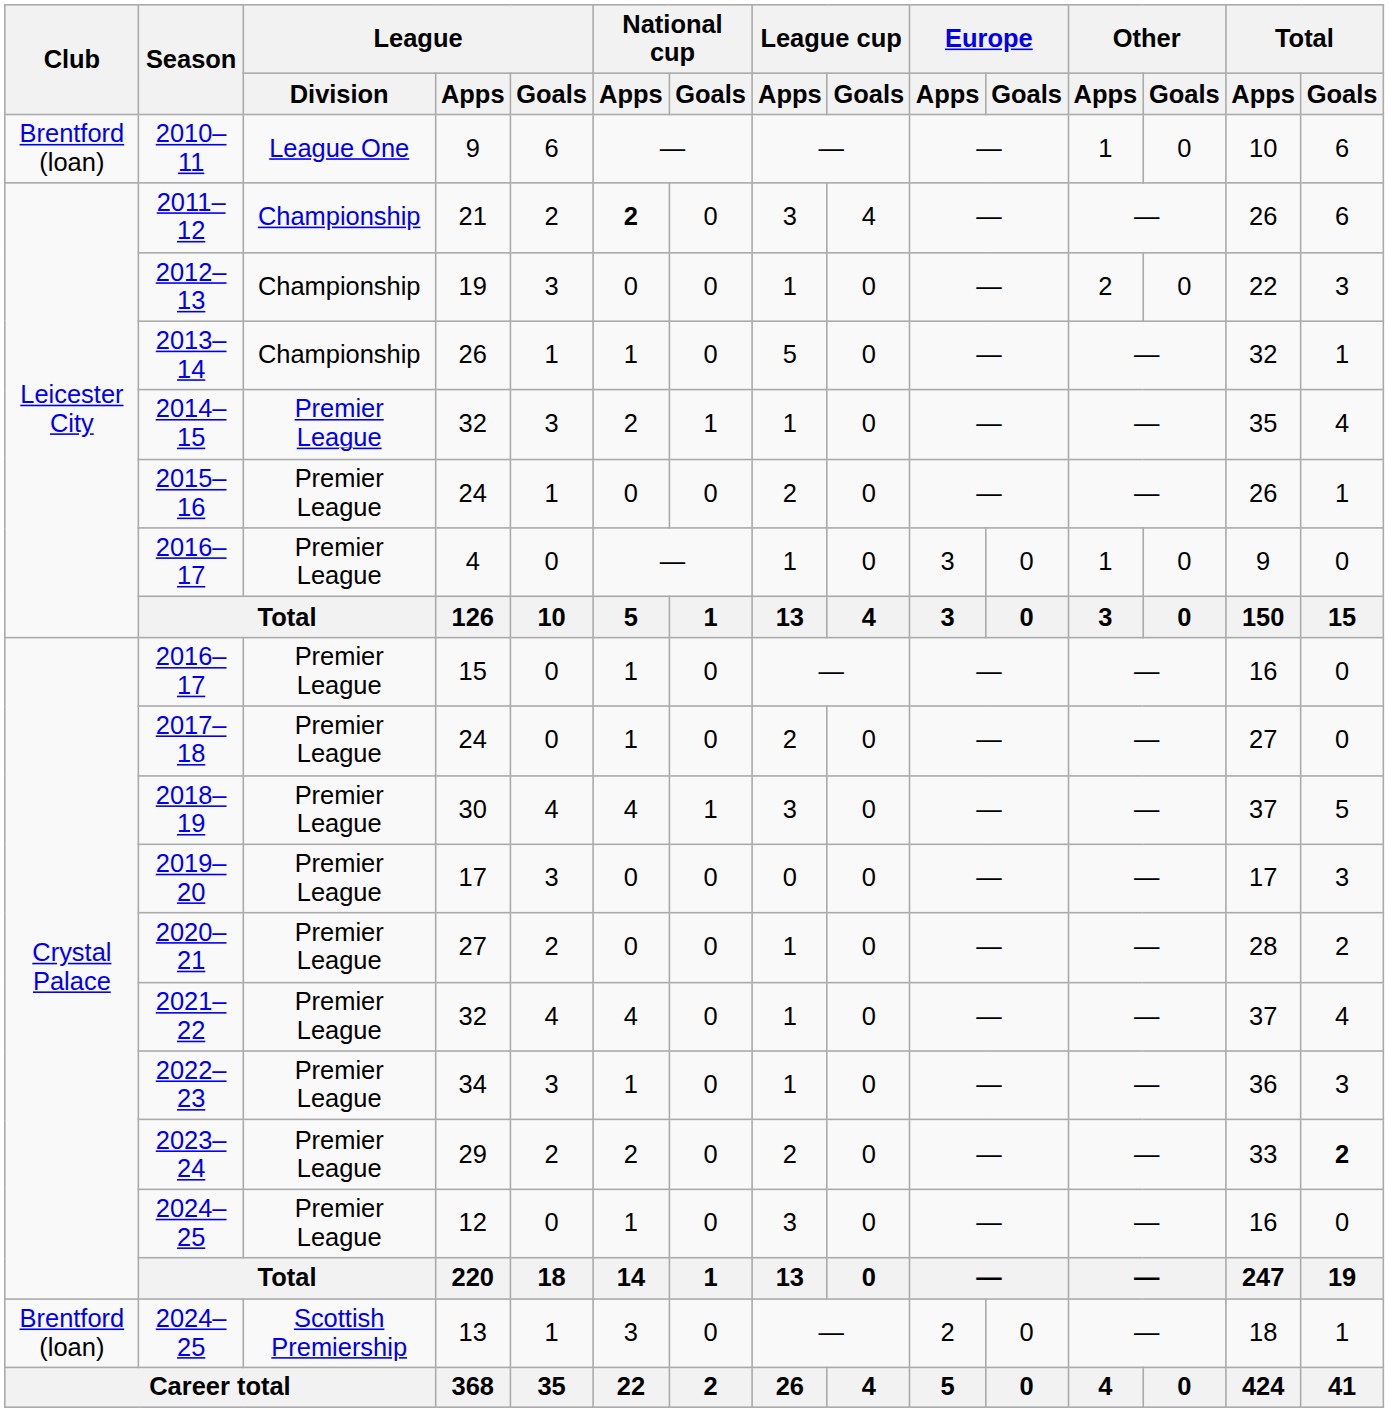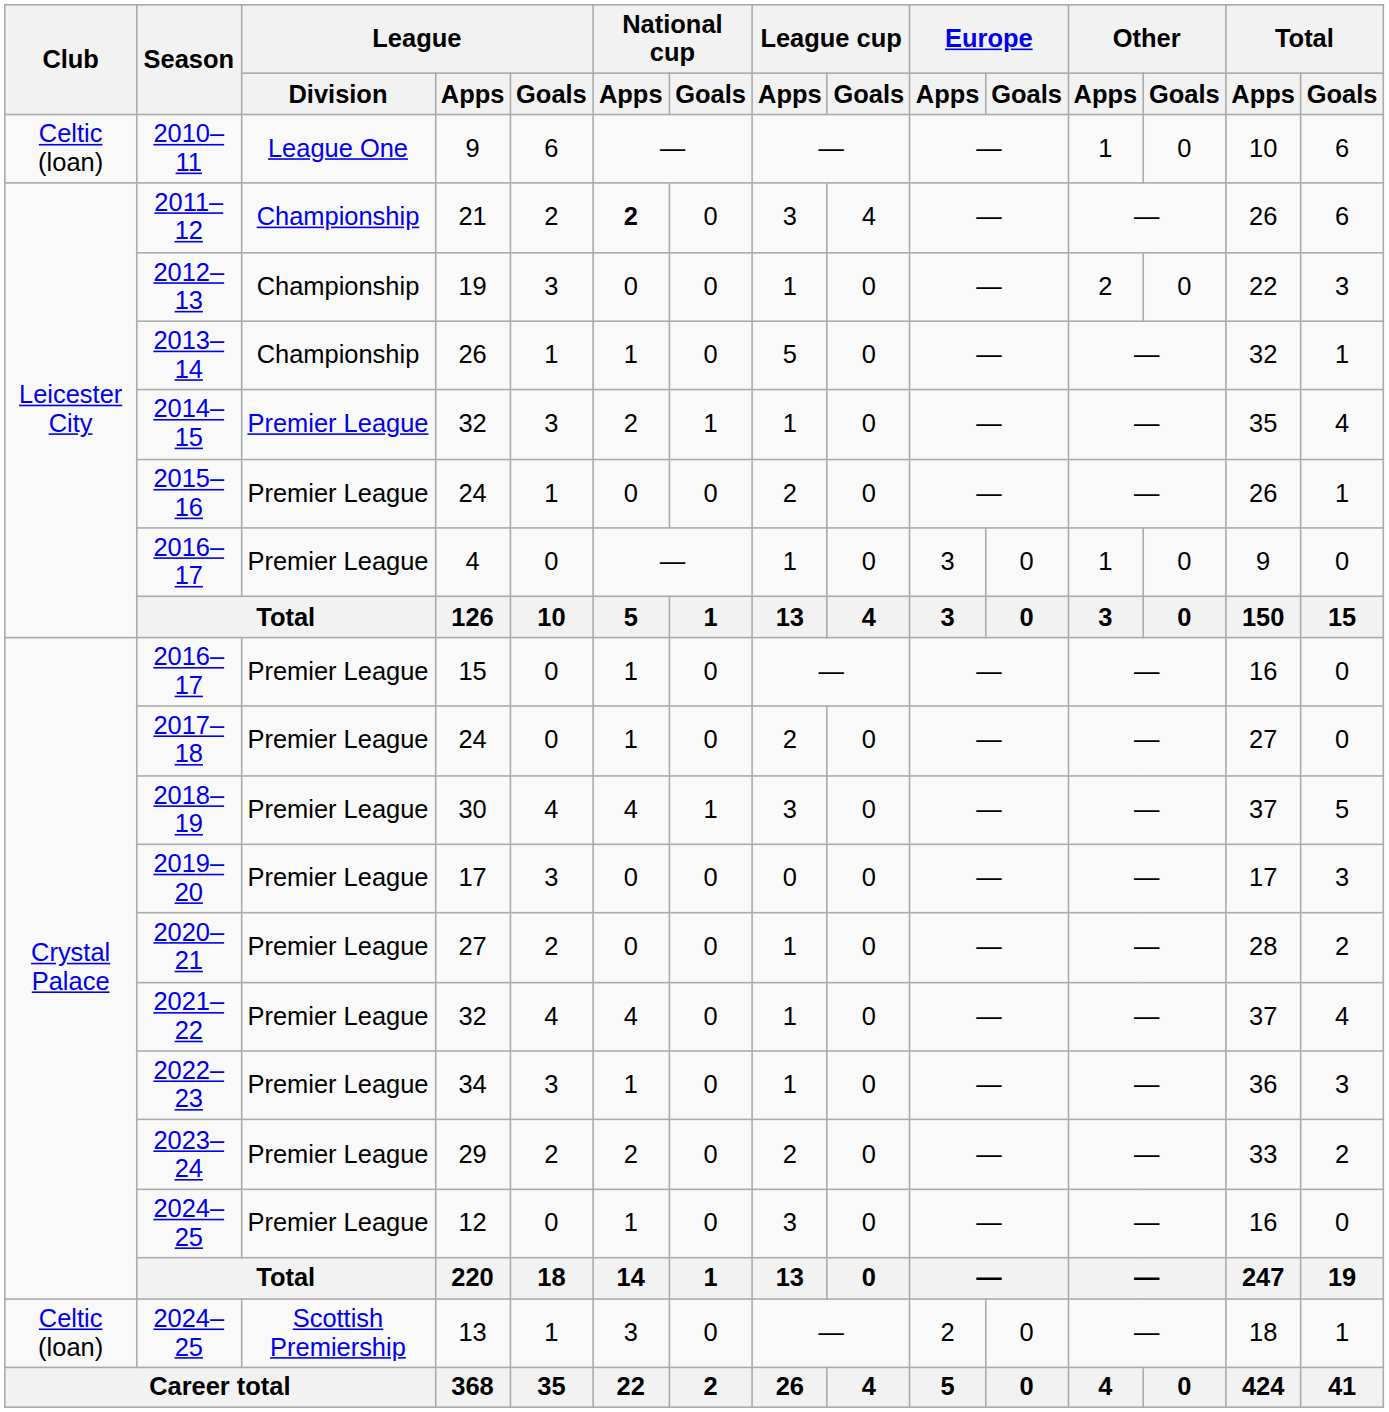(72, 148) Brentford (loan) -> (71, 148) Celtic (loan)
(1342, 1154) bold -> (1342, 1154) normal
(72, 1332) Brentford (loan) -> (71, 1332) Celtic (loan)
